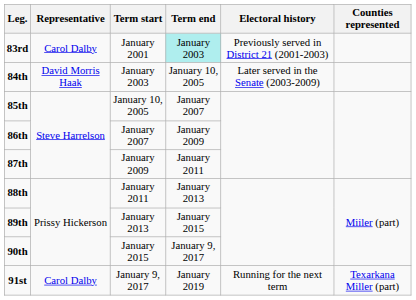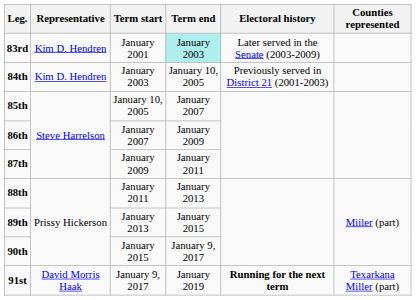(71, 48) Carol Dalby -> (71, 48) Kim D. Hendren
(277, 48) Previously served in District 21 (2001-2003) -> (277, 48) Later served in the Senate (2003-2009)
(71, 77) David Morris Haak -> (71, 77) Kim D. Hendren
(277, 77) Later served in the Senate (2003-2009) -> (277, 77) Previously served in District 21 (2001-2003)
(71, 280) Carol Dalby -> (71, 280) David Morris Haak
(277, 280) normal -> (277, 280) bold
